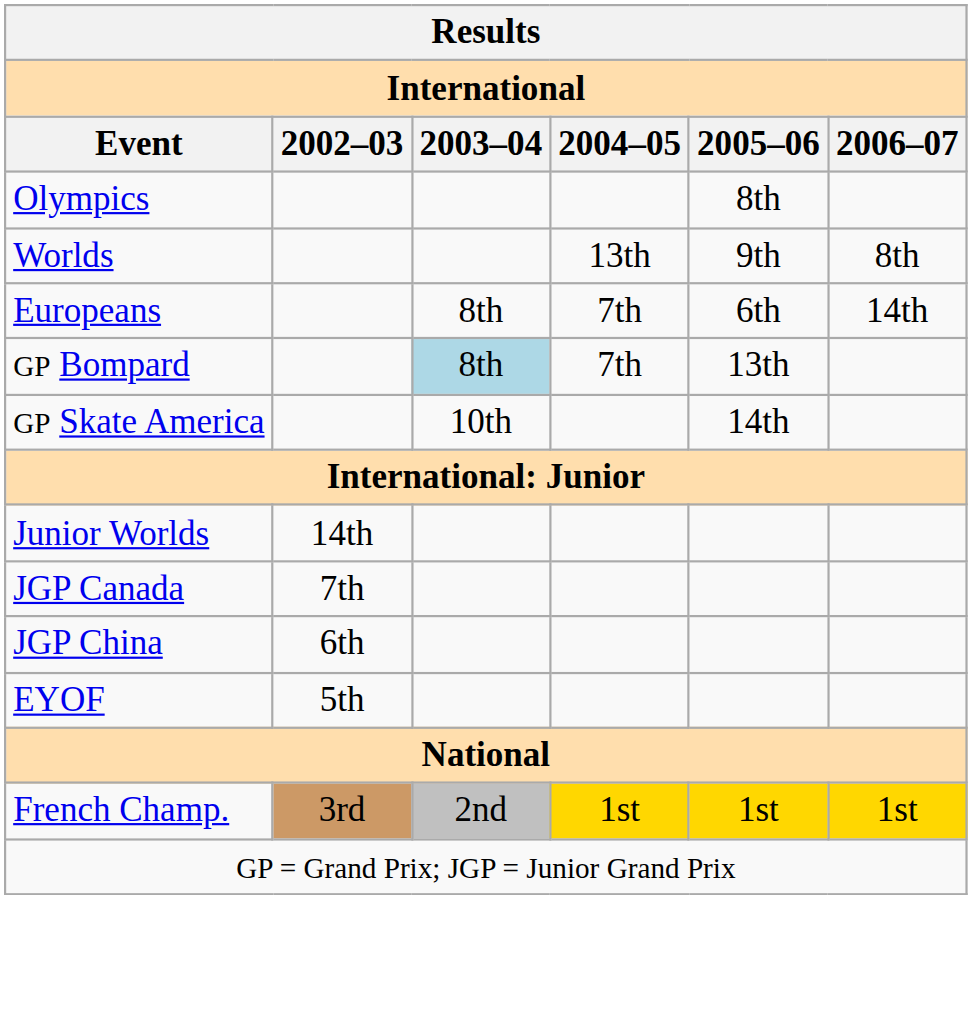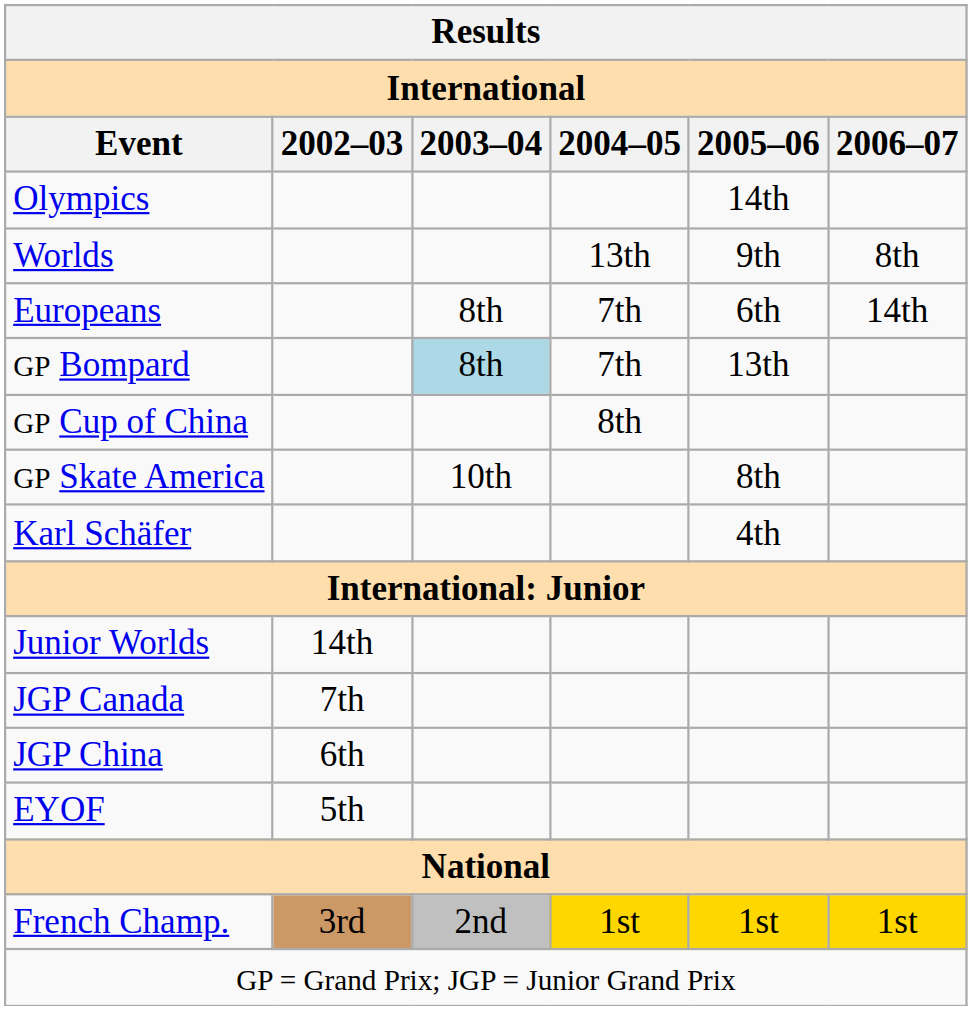(758, 198) 8th -> (758, 198) 14th
+ row: (131, 421)
(758, 421) 14th -> (758, 476) 8th
+ row: (102, 532)
